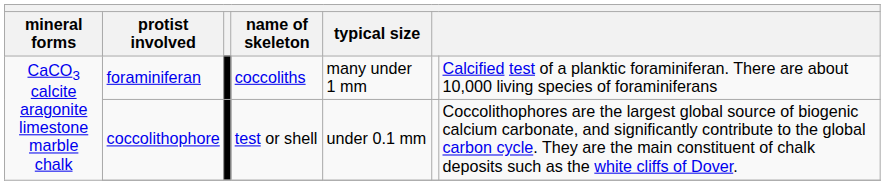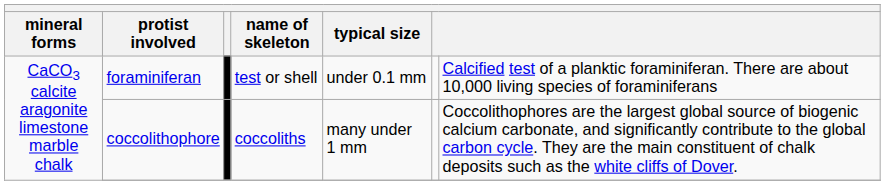(270, 77) coccoliths -> (276, 77) test or shell
(369, 77) many under 1 mm -> (376, 77) under 0.1 mm
(276, 139) test or shell -> (270, 139) coccoliths
(376, 139) under 0.1 mm -> (369, 139) many under 1 mm
